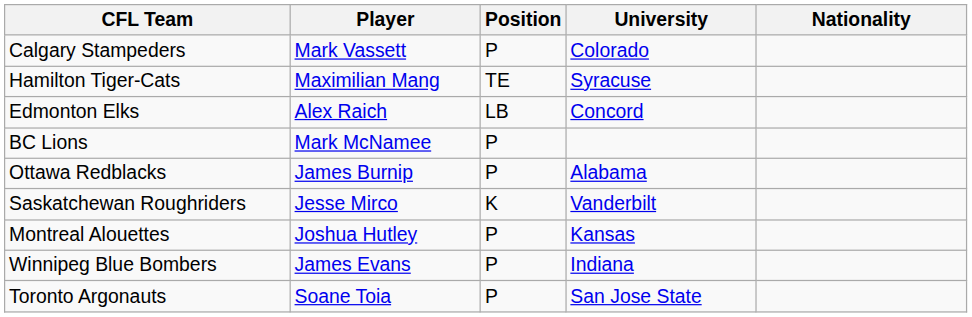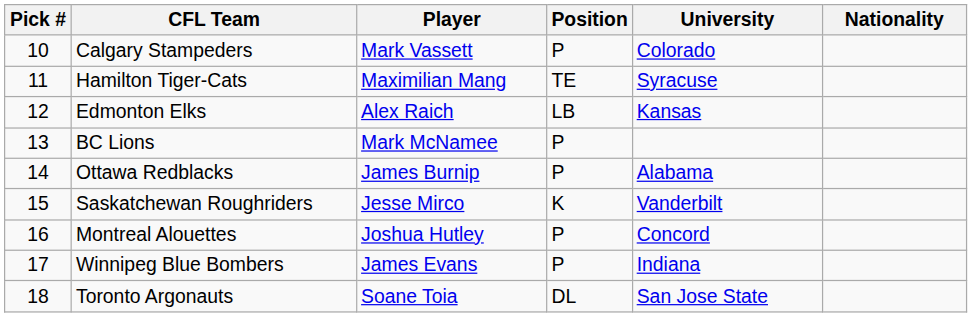+ column: (38, 19)
(607, 111) Concord -> (669, 111) Kansas
(603, 234) Kansas -> (673, 234) Concord
(492, 296) P -> (564, 296) DL
